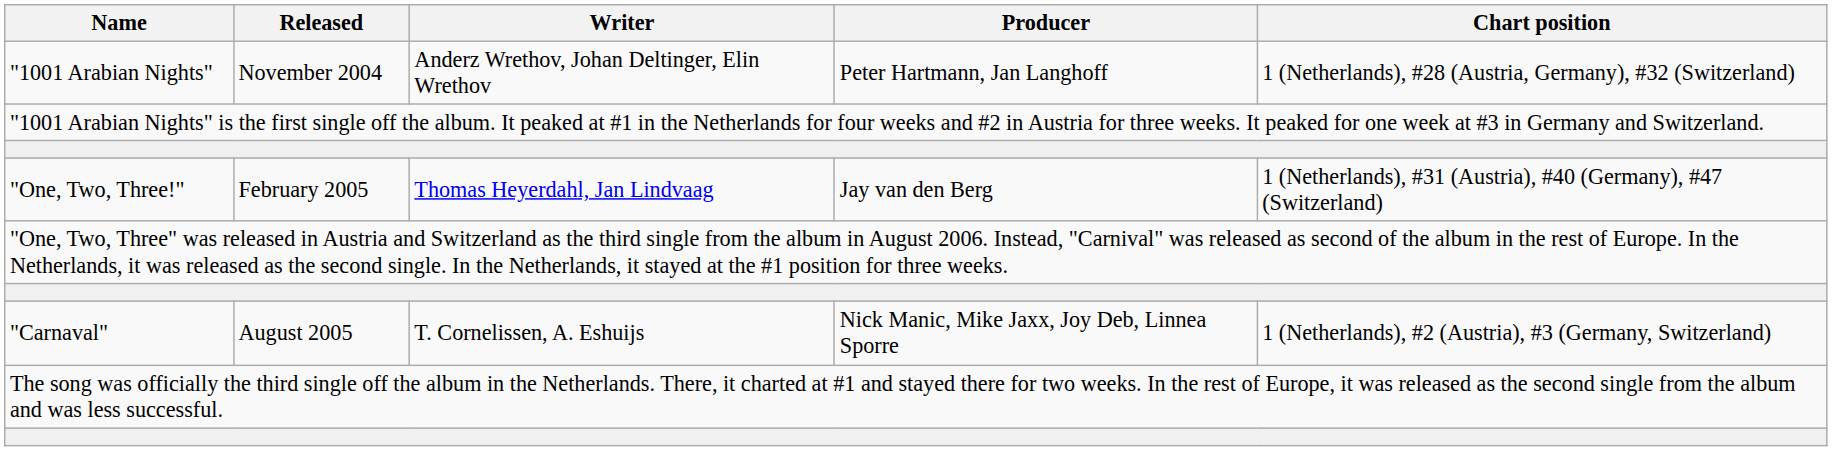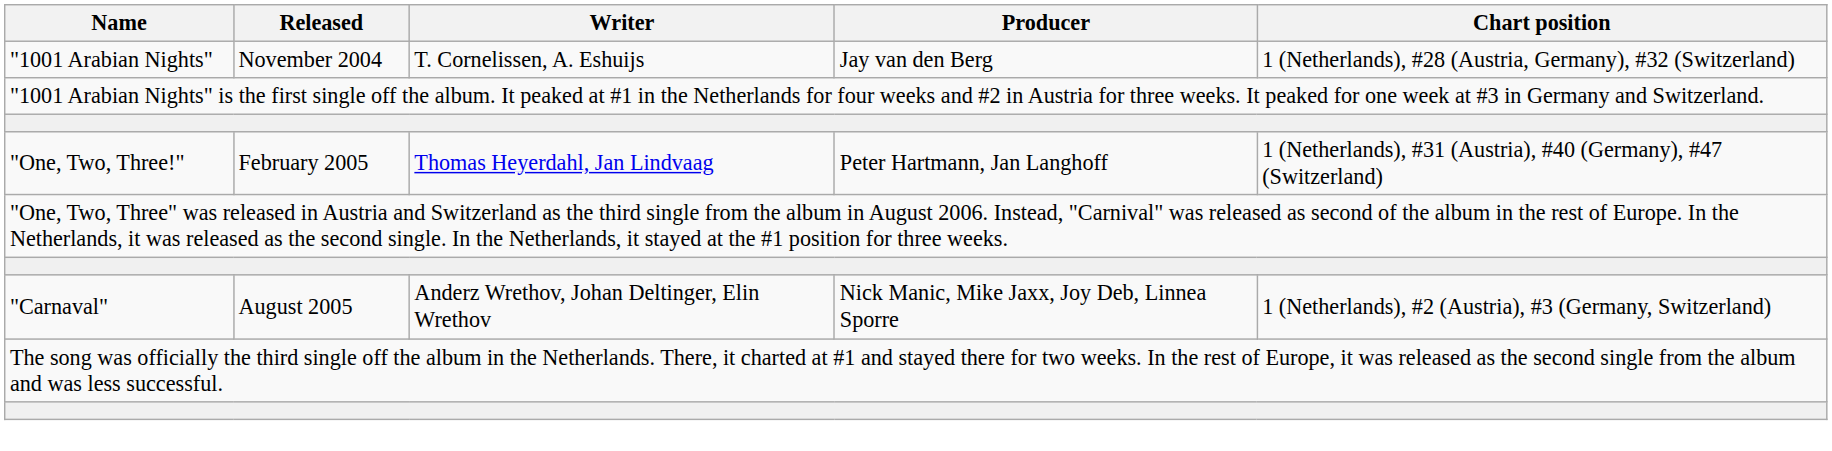(587, 72) Anderz Wrethov, Johan Deltinger, Elin Wrethov -> (529, 59) T. Cornelissen, A. Eshuijs
(974, 72) Peter Hartmann, Jan Langhoff -> (916, 59) Jay van den Berg
(916, 189) Jay van den Berg -> (974, 163) Peter Hartmann, Jan Langhoff
(529, 333) T. Cornelissen, A. Eshuijs -> (587, 306) Anderz Wrethov, Johan Deltinger, Elin Wrethov
